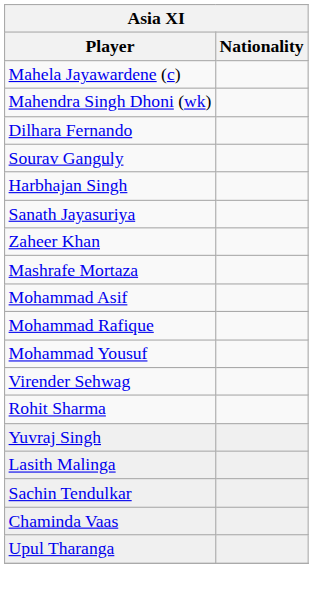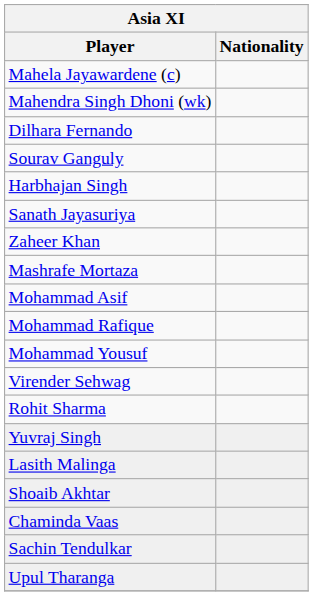+ row: (59, 492)
rows swapped: (70, 492) <-> (63, 520)
